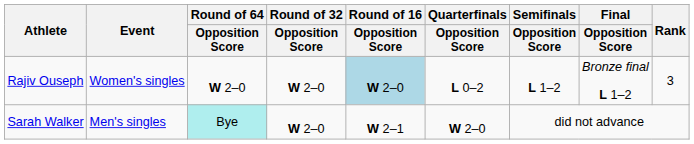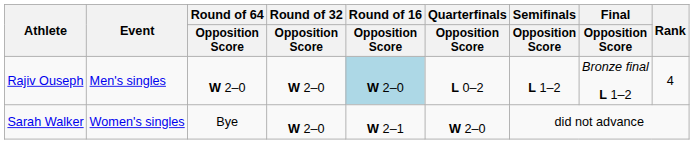(137, 81) Women's singles -> (128, 81) Men's singles
(670, 81) 3 -> (670, 81) 4
(128, 122) Men's singles -> (137, 122) Women's singles
(227, 122) paleturquoise background -> (227, 122) no background
